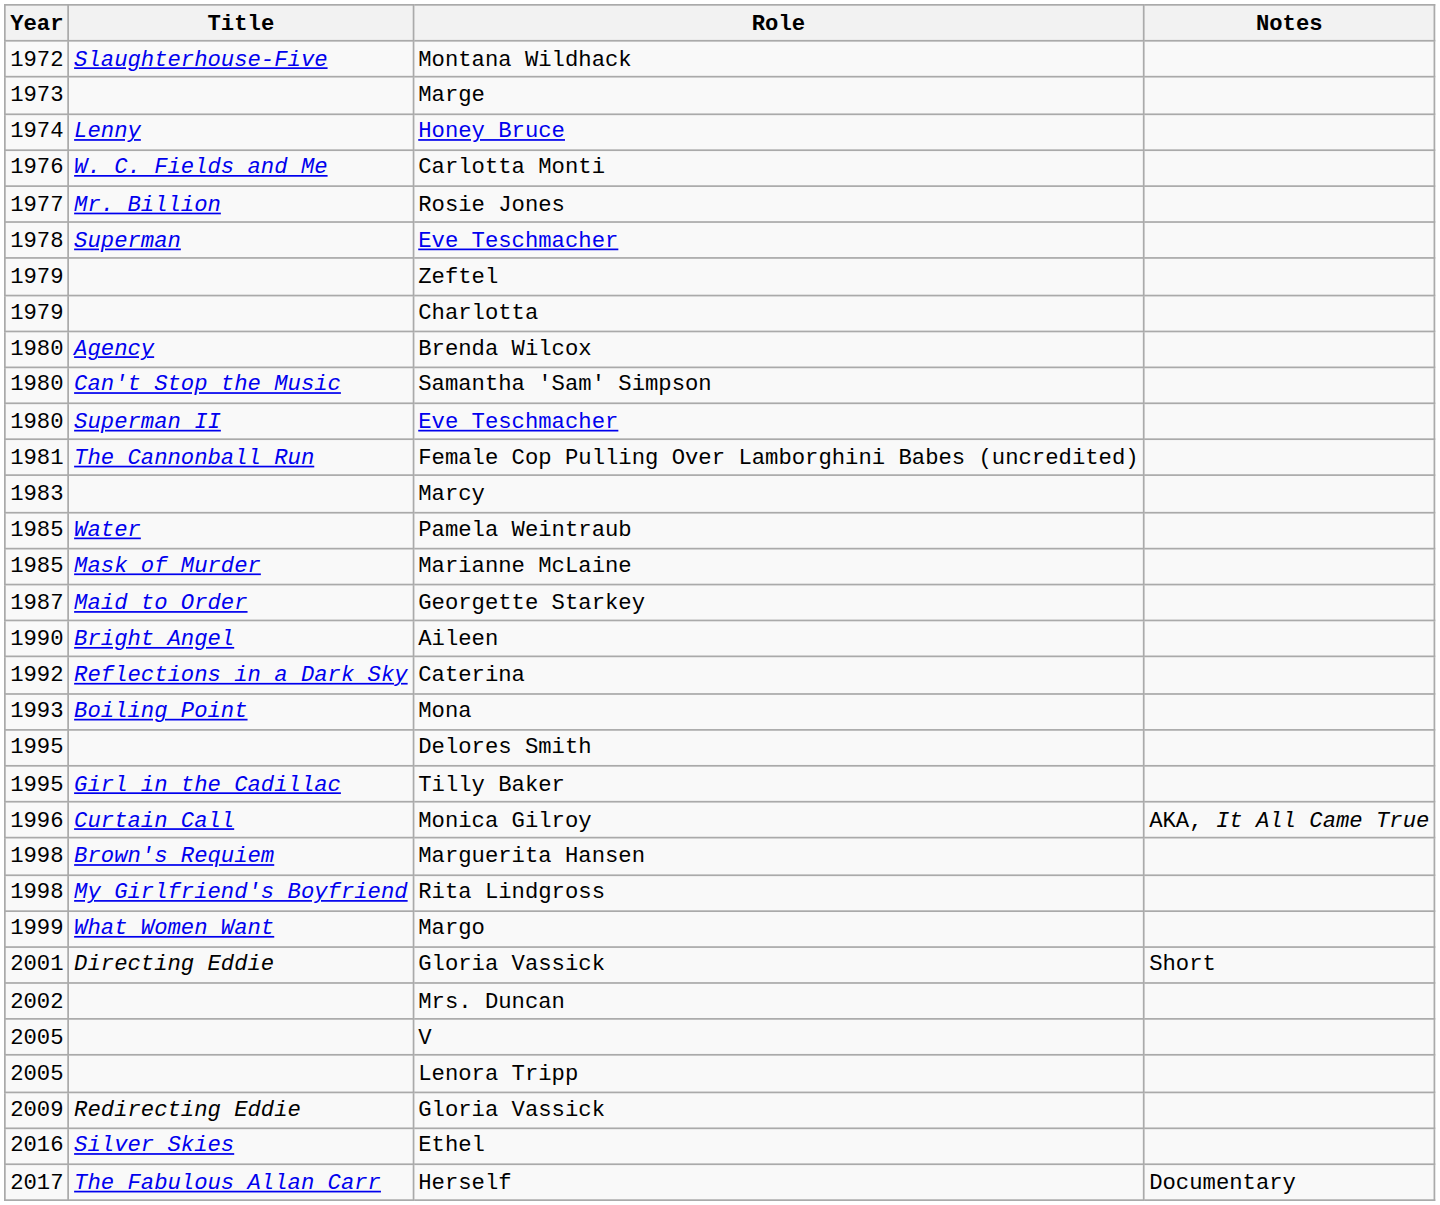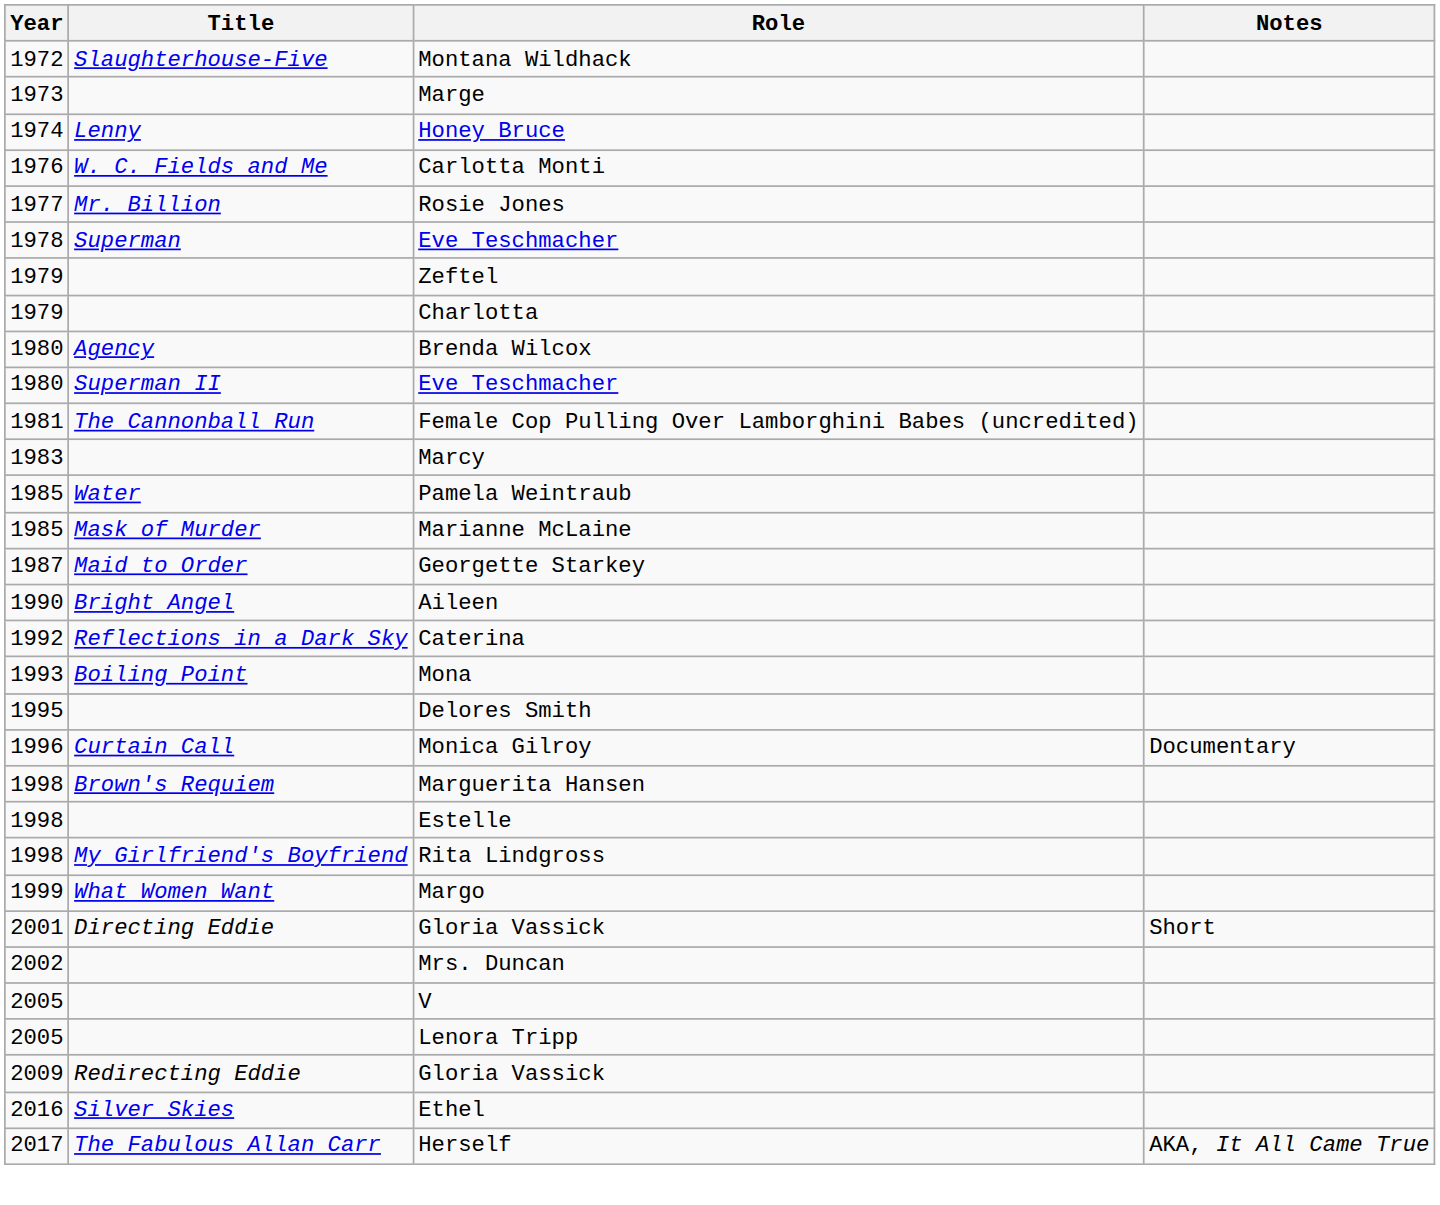- row: (208, 385)
- row: (208, 784)
(1289, 820) AKA, It All Came True -> (1223, 748) Documentary
+ row: (241, 820)
(1223, 1182) Documentary -> (1289, 1146) AKA, It All Came True
